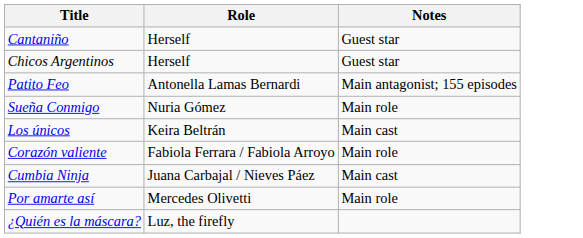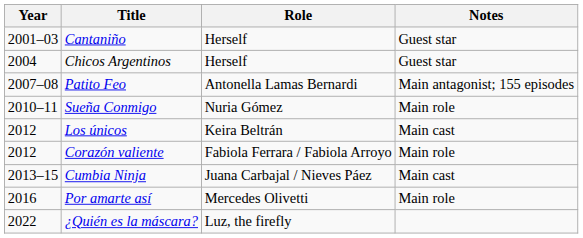+ column: (33, 15)
